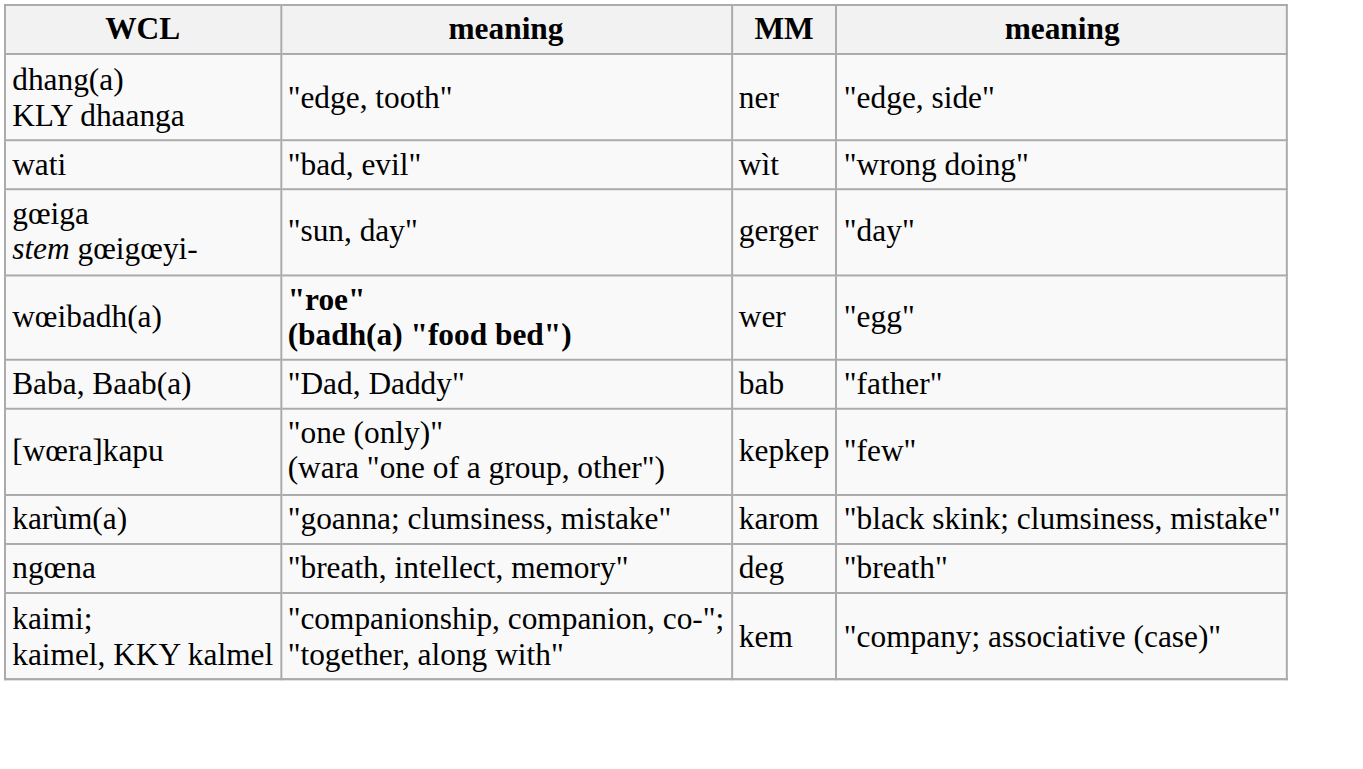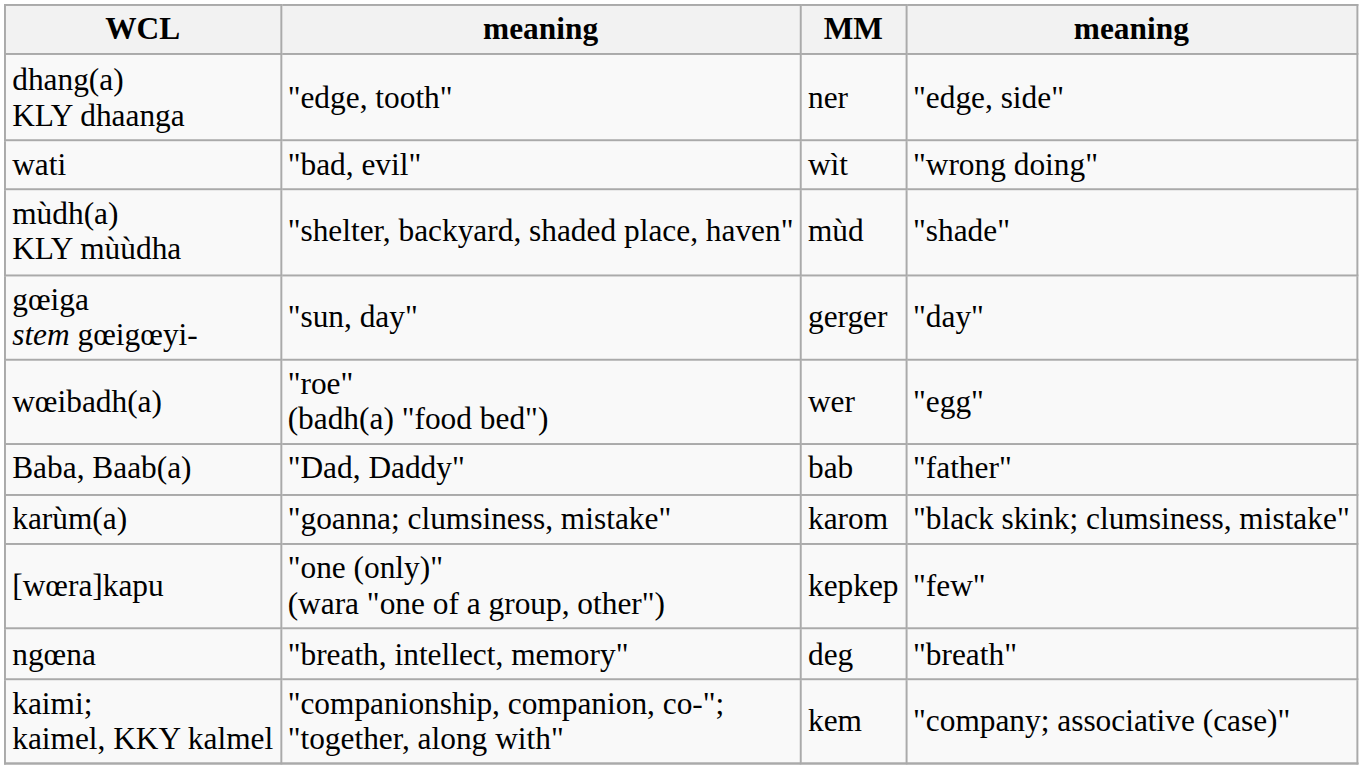+ row: (97, 231)
(430, 316) bold -> (418, 401) normal
rows swapped: (88, 451) <-> (70, 518)
